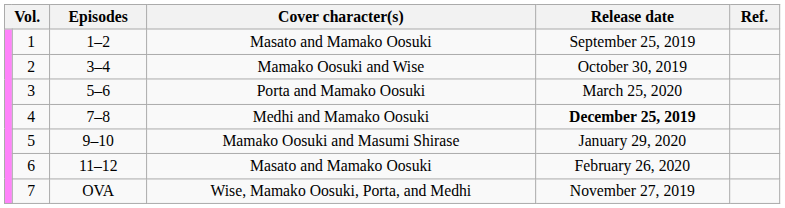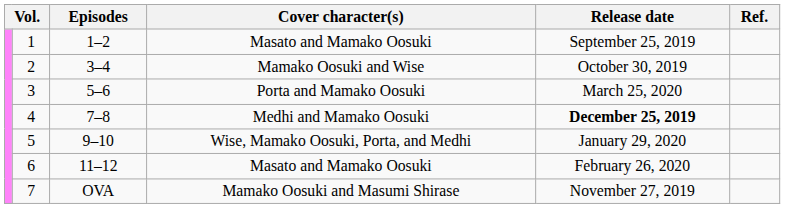(341, 141) Mamako Oosuki and Masumi Shirase -> (341, 141) Wise, Mamako Oosuki, Porta, and Medhi
(341, 191) Wise, Mamako Oosuki, Porta, and Medhi -> (341, 191) Mamako Oosuki and Masumi Shirase
